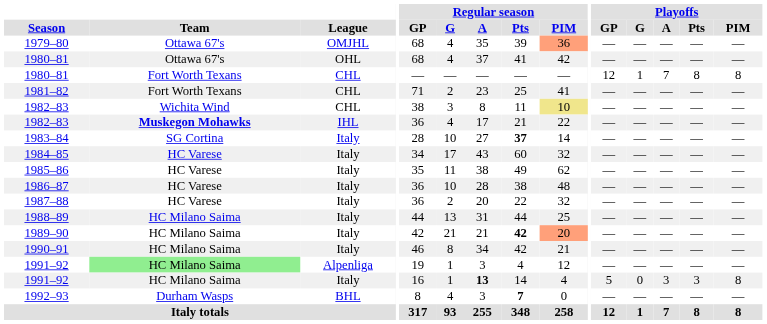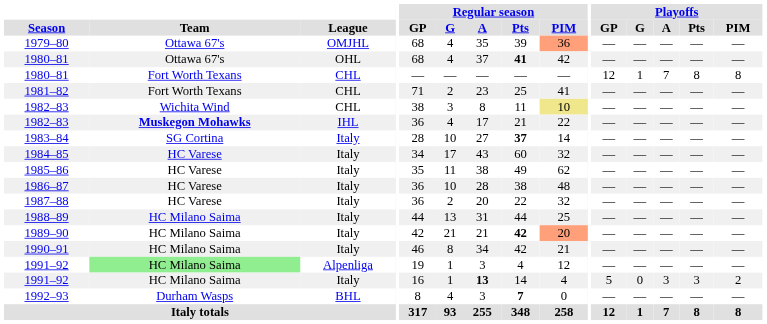(520, 59) normal -> (520, 59) bold
(738, 280) 8 -> (738, 280) 2
